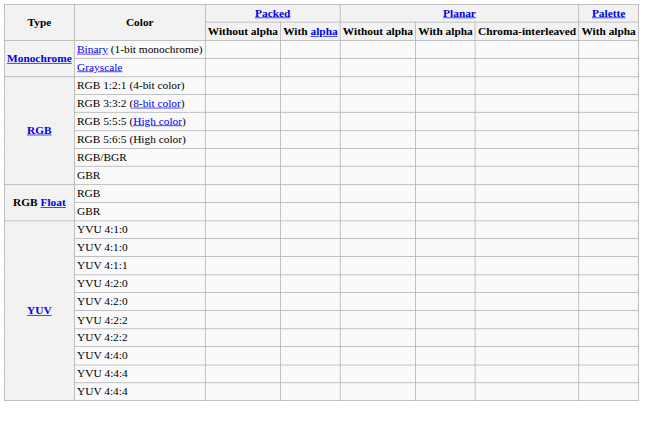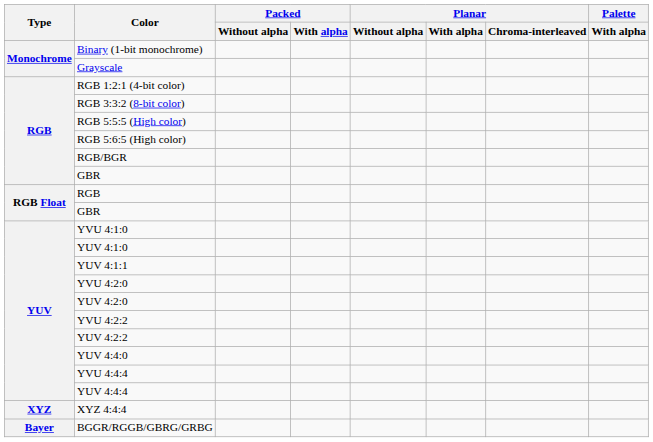+ row: (39, 409)
+ row: (39, 427)
